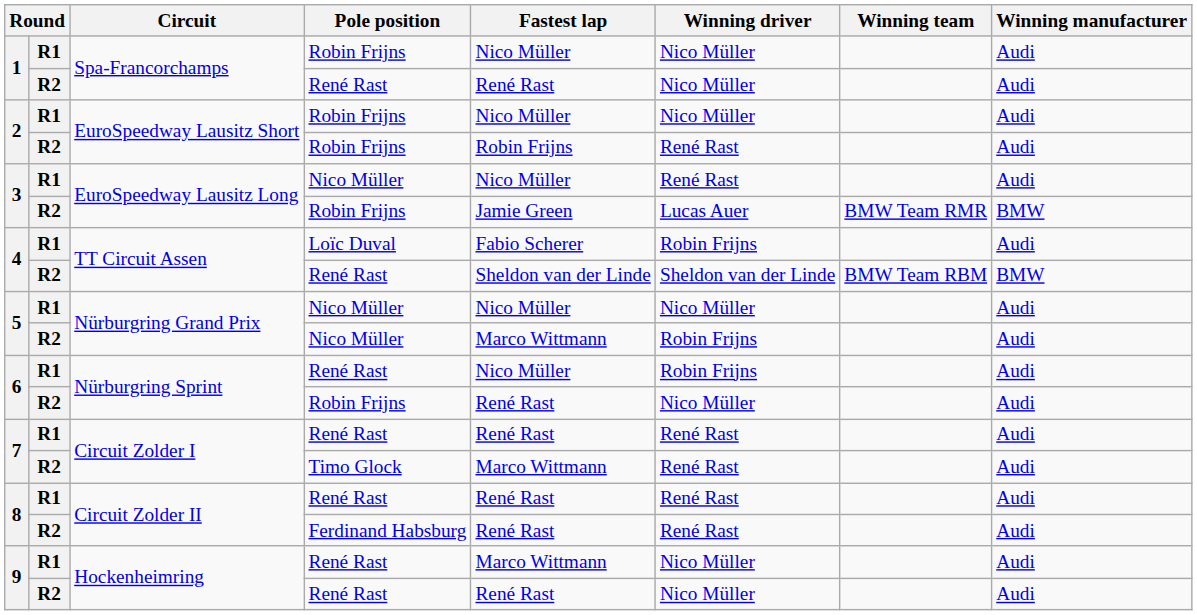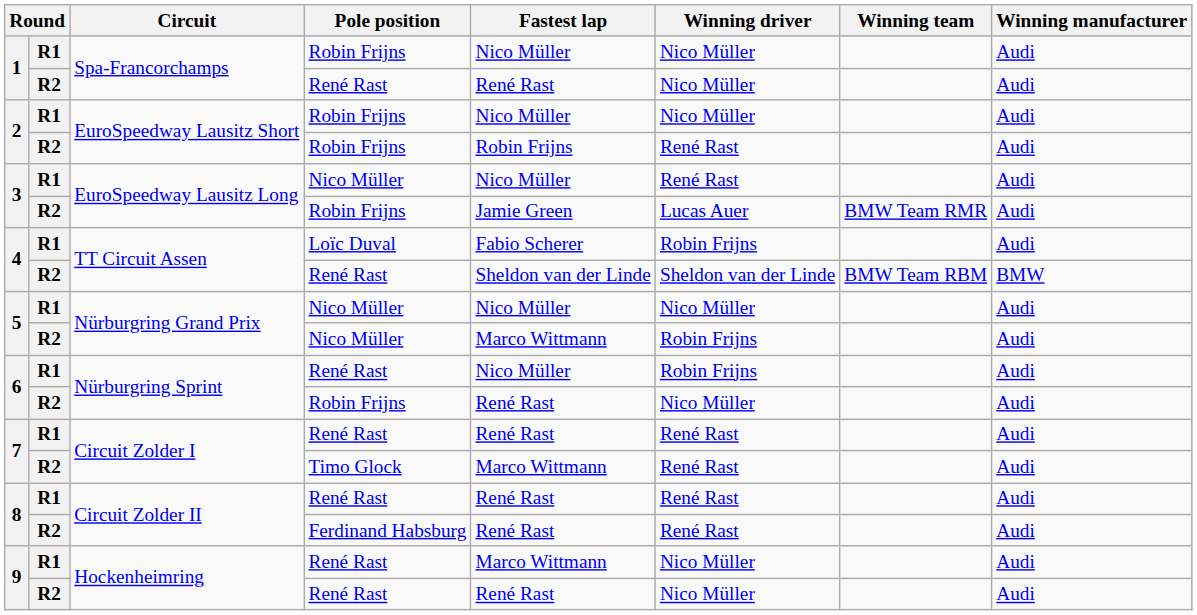(1020, 211) BMW -> (1016, 211) Audi
